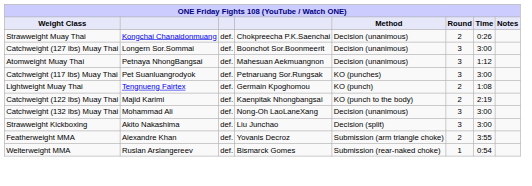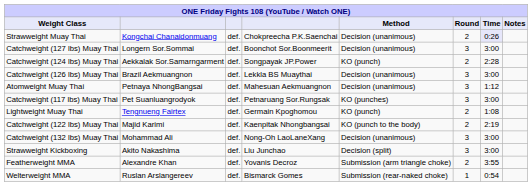(484, 36) no background -> (492, 36) lavender background
+ row: (62, 61)
+ row: (62, 74)
